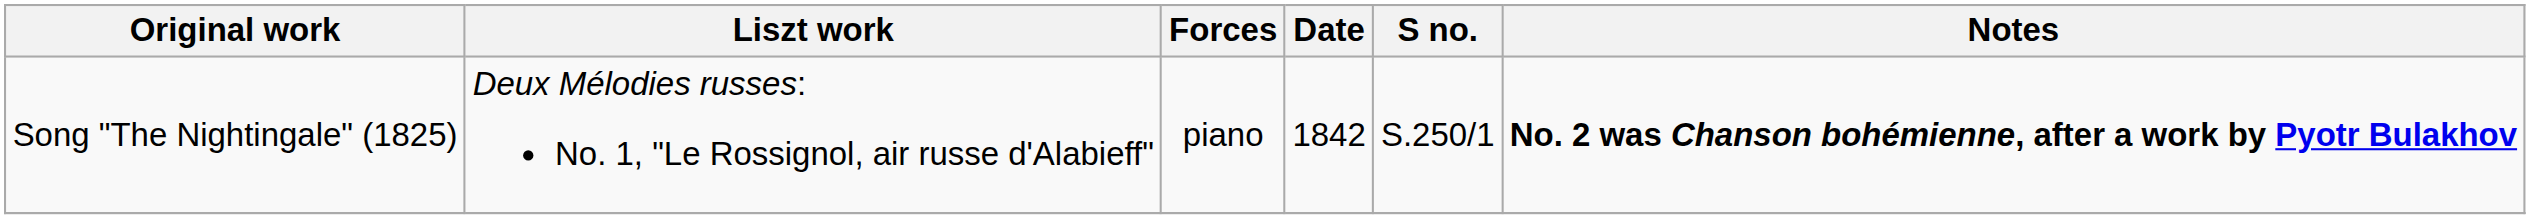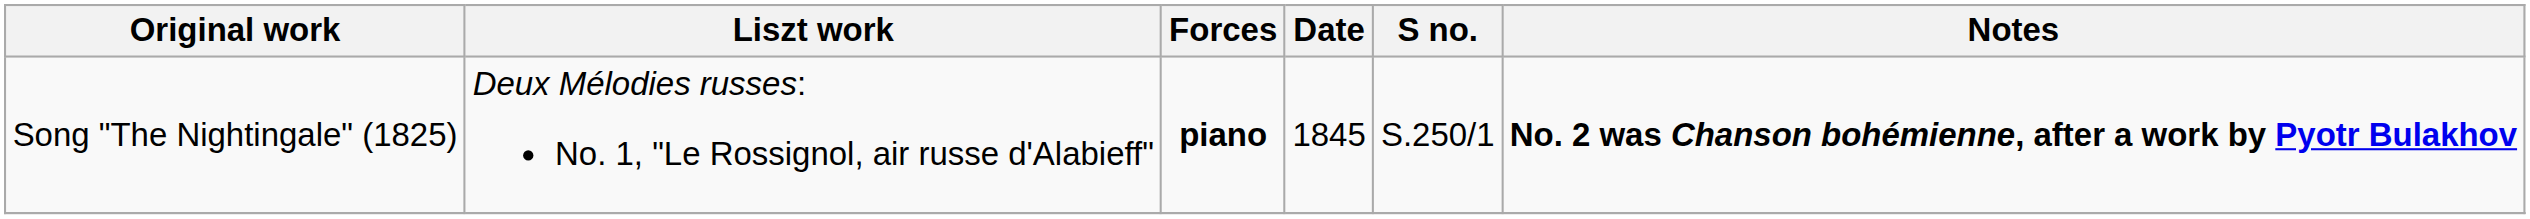(1223, 134) normal -> (1223, 134) bold
(1329, 134) 1842 -> (1329, 134) 1845
